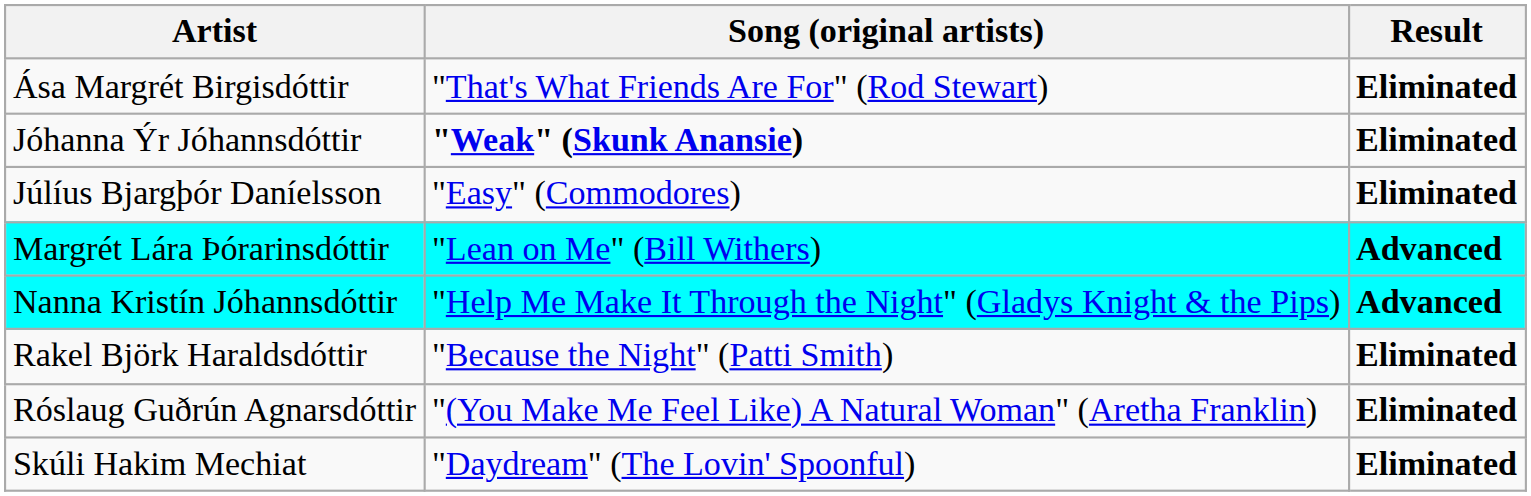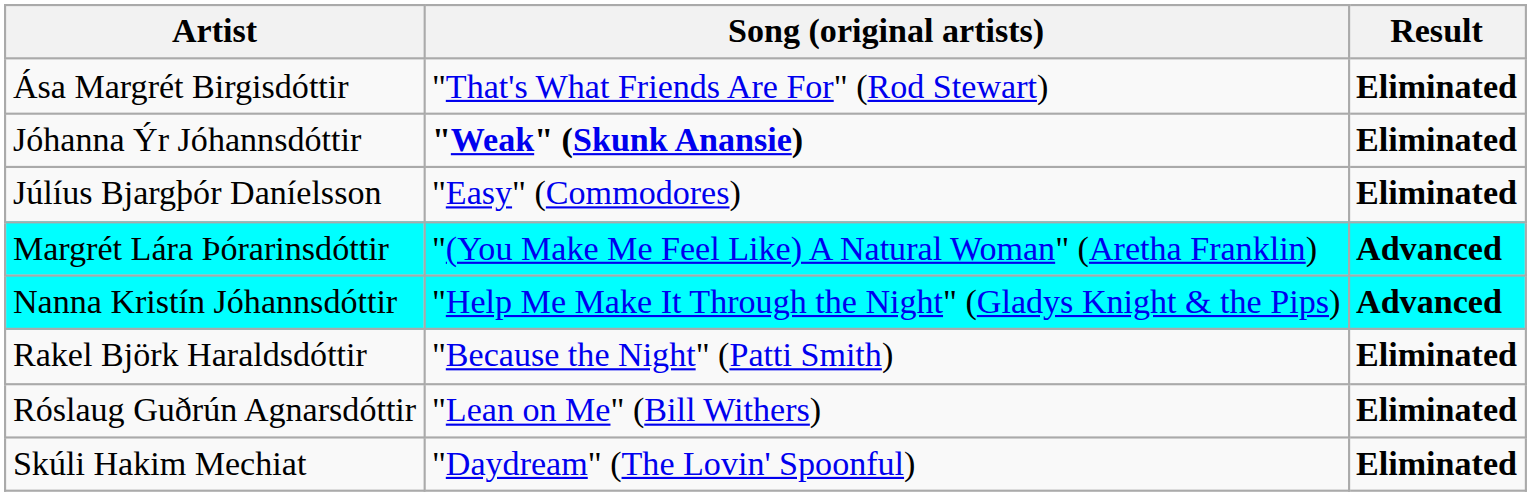(627, 247) "Lean on Me" (Bill Withers) -> (874, 247) "(You Make Me Feel Like) A Natural Woman" (Aretha Franklin)
(874, 409) "(You Make Me Feel Like) A Natural Woman" (Aretha Franklin) -> (627, 409) "Lean on Me" (Bill Withers)
